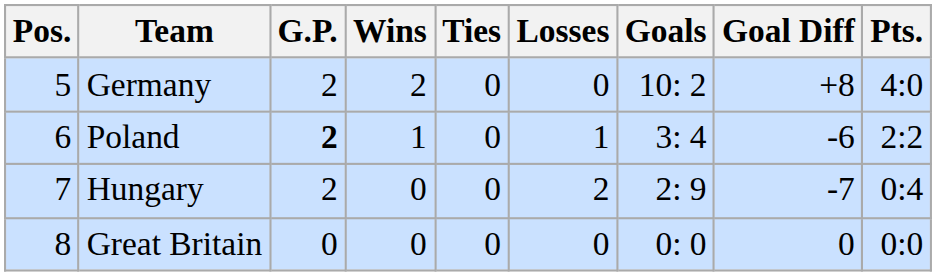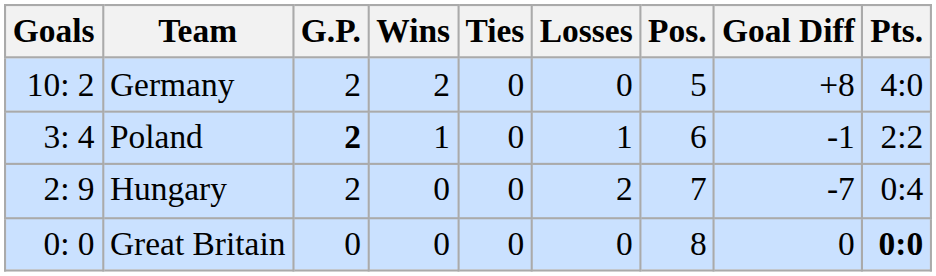columns swapped: (42, 31) <-> (666, 31)
(841, 137) -6 -> (841, 137) -1
(902, 243) normal -> (901, 243) bold
